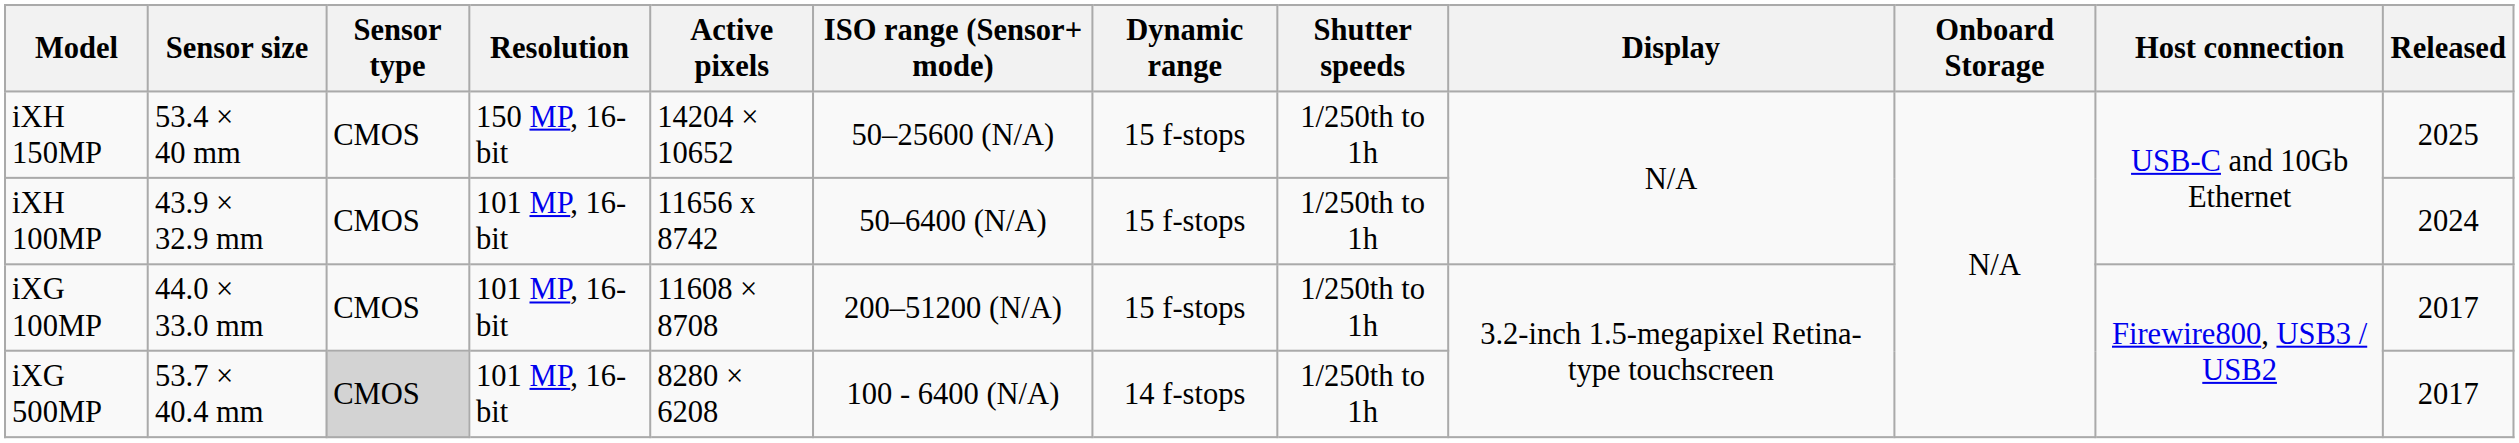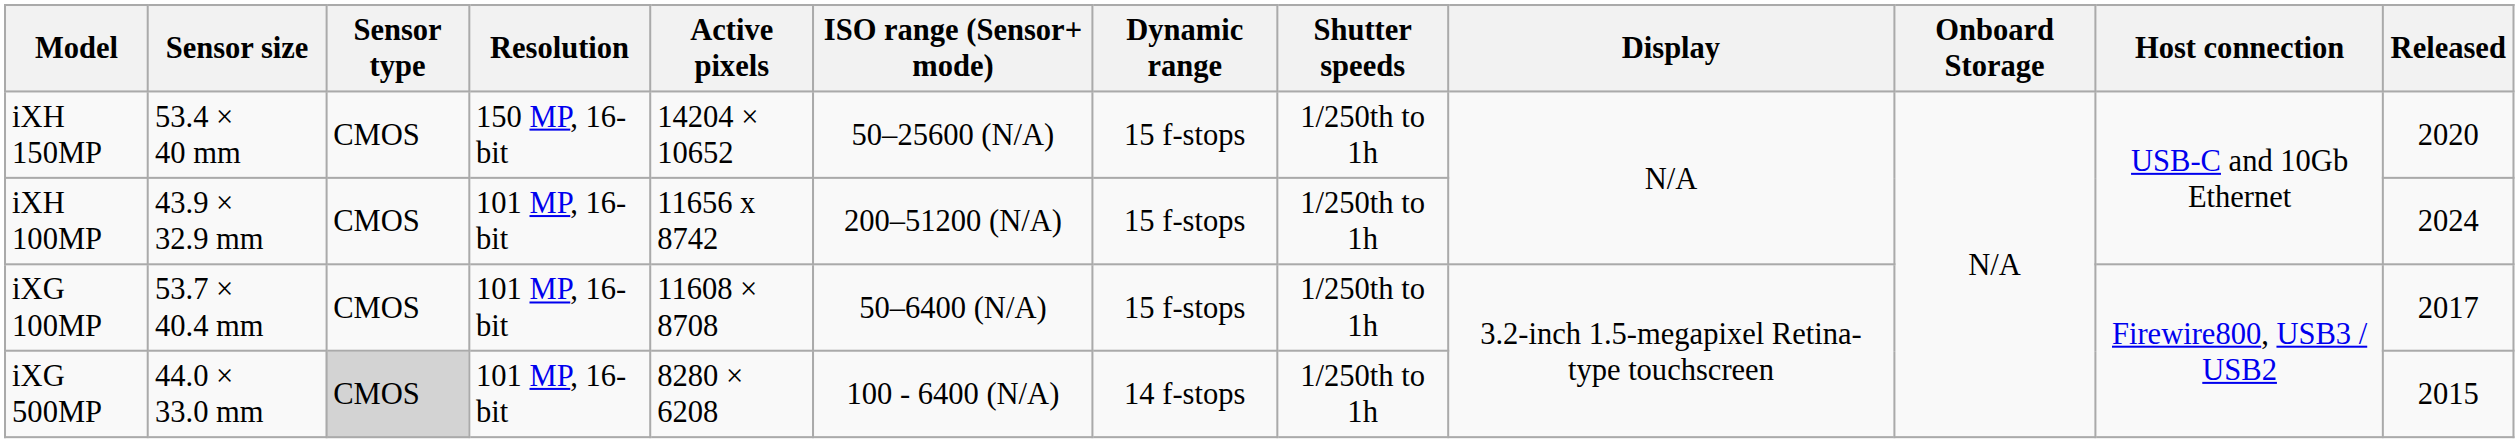(2448, 134) 2025 -> (2448, 134) 2020
(953, 221) 50–6400 (N/A) -> (953, 221) 200–51200 (N/A)
(209, 307) 44.0 × 33.0 mm -> (209, 307) 53.7 × 40.4 mm
(953, 307) 200–51200 (N/A) -> (953, 307) 50–6400 (N/A)
(209, 394) 53.7 × 40.4 mm -> (209, 394) 44.0 × 33.0 mm
(2448, 394) 2017 -> (2448, 394) 2015
